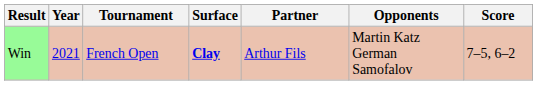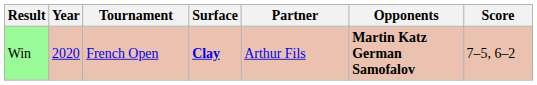(66, 53) 2021 -> (66, 53) 2020
(386, 53) normal -> (390, 53) bold
